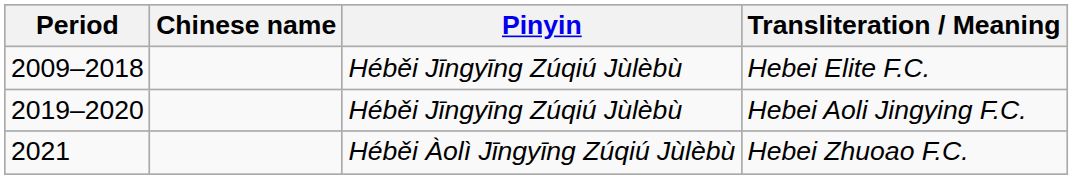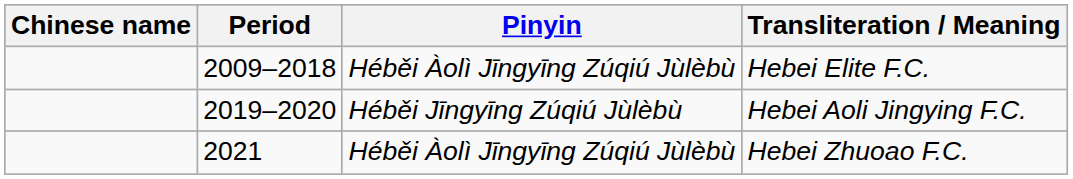columns swapped: (77, 25) <-> (246, 25)
(515, 67) Héběi Jīngyīng Zúqiú Jùlèbù -> (542, 67) Héběi Àolì Jīngyīng Zúqiú Jùlèbù
